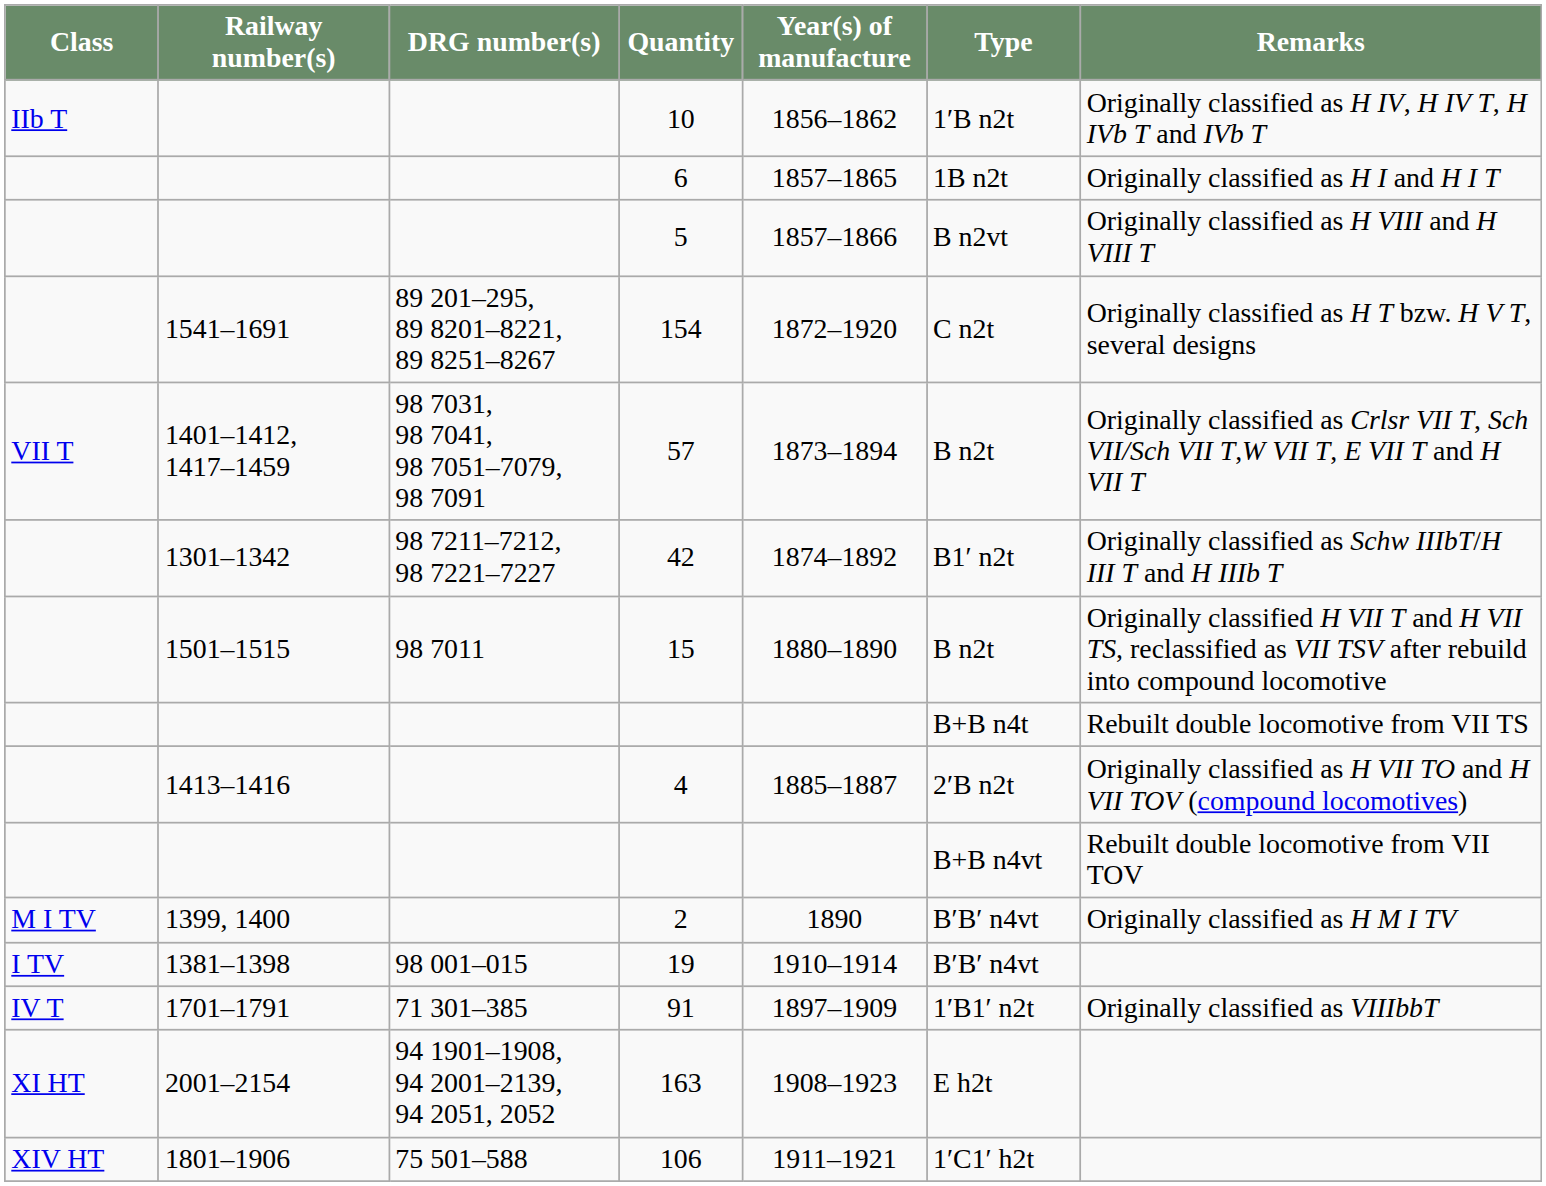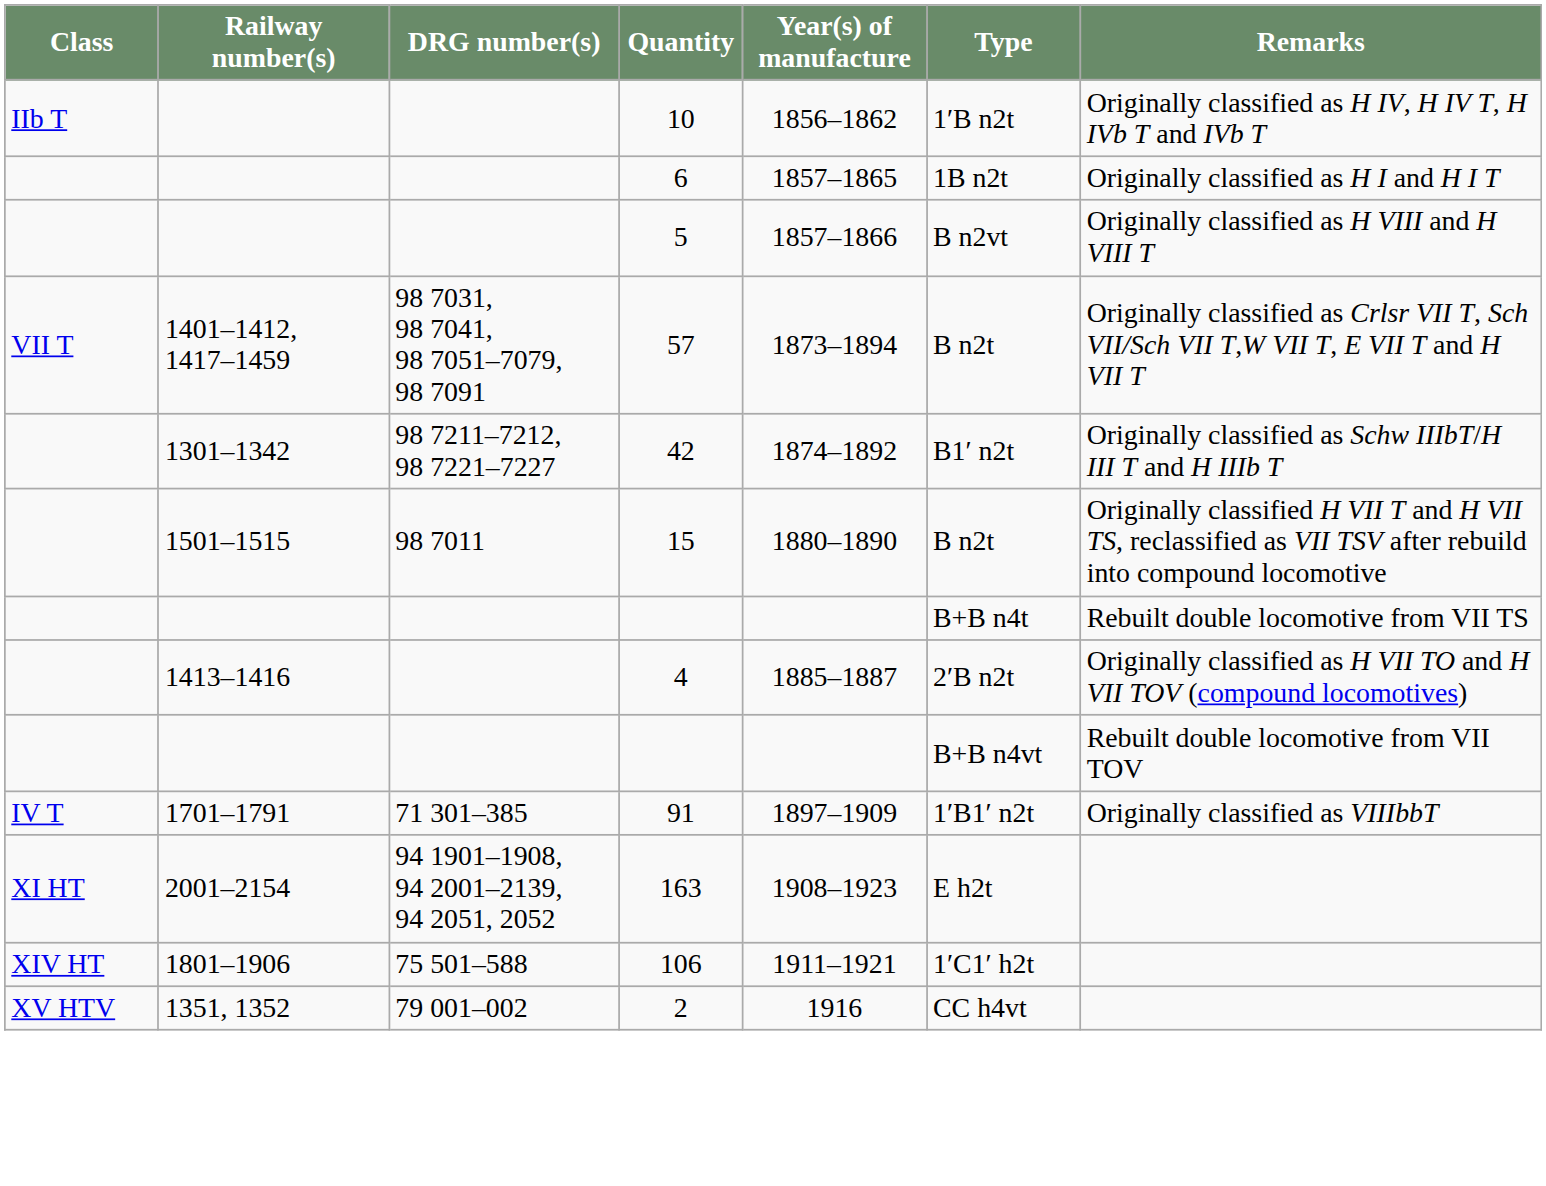- row: (228, 328)
- row: (228, 919)
- row: (228, 963)
+ row: (228, 1007)
